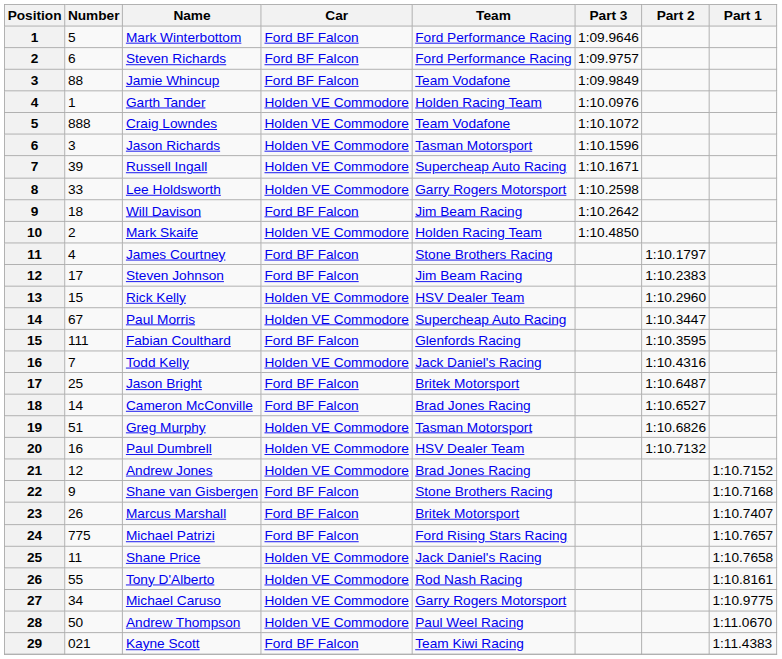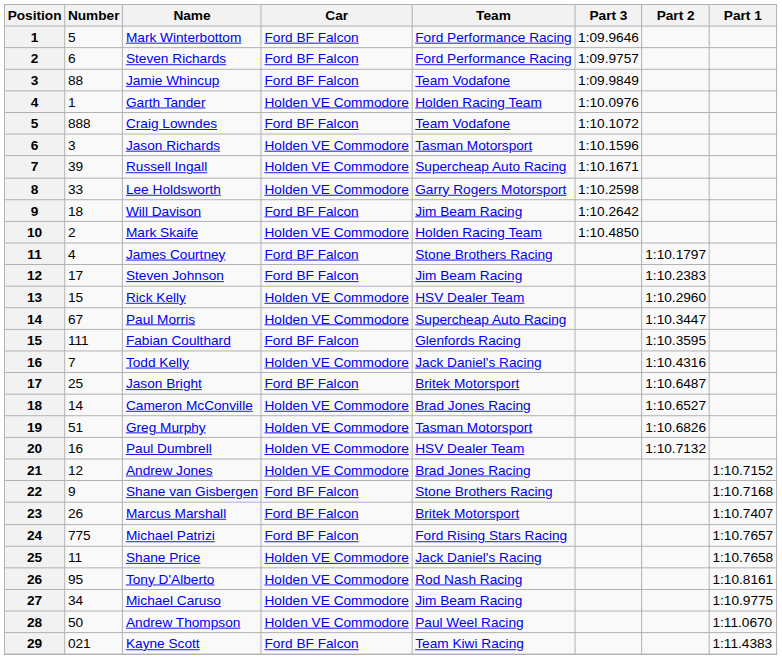(337, 124) Holden VE Commodore -> (312, 124) Ford BF Falcon
(312, 405) Ford BF Falcon -> (337, 405) Holden VE Commodore
(76, 579) 55 -> (76, 579) 95
(491, 600) Garry Rogers Motorsport -> (469, 600) Jim Beam Racing
